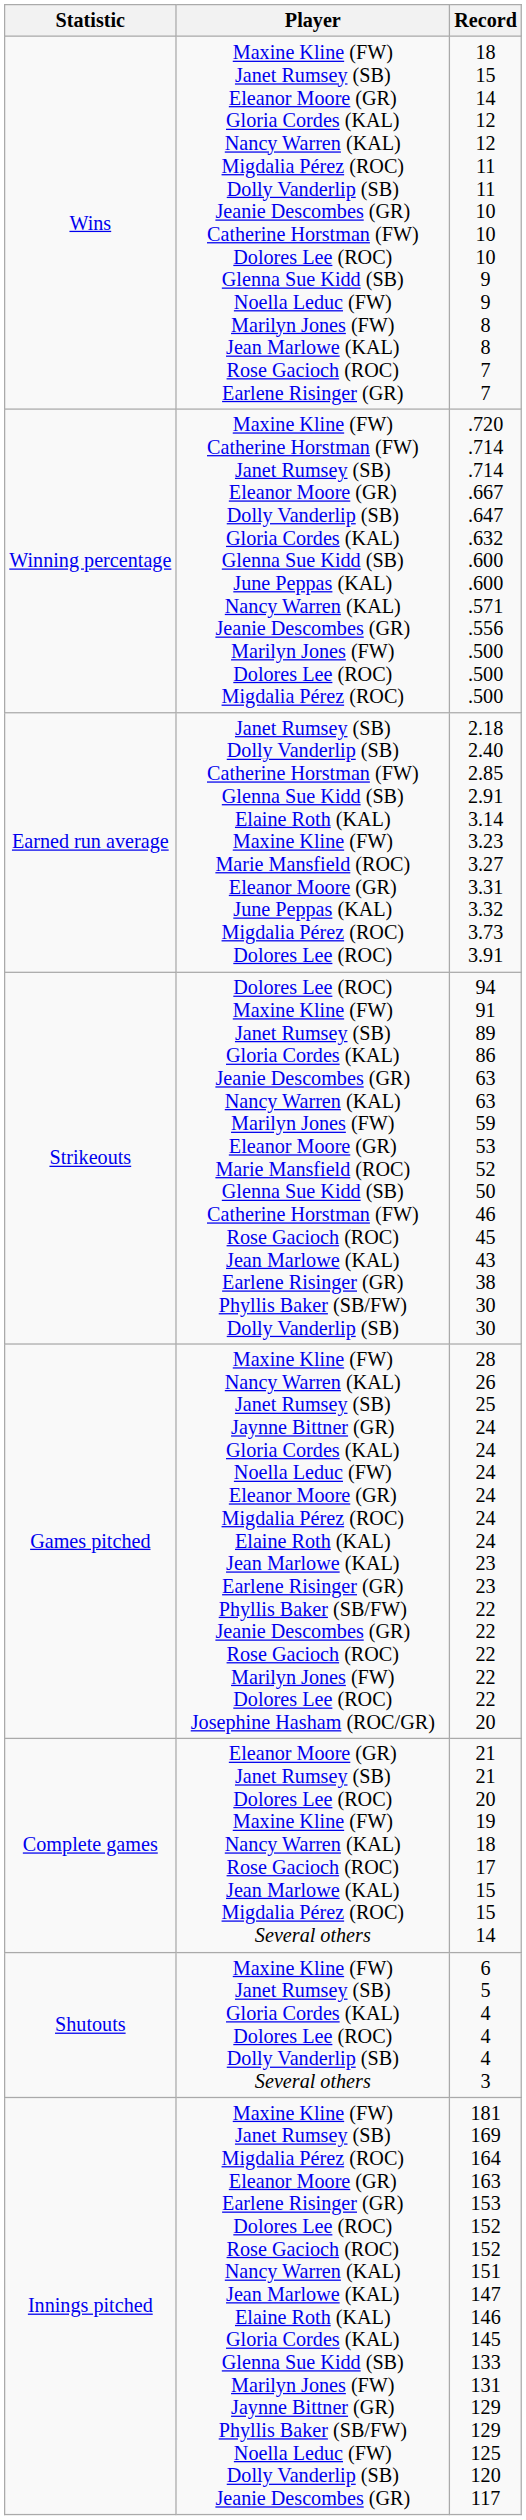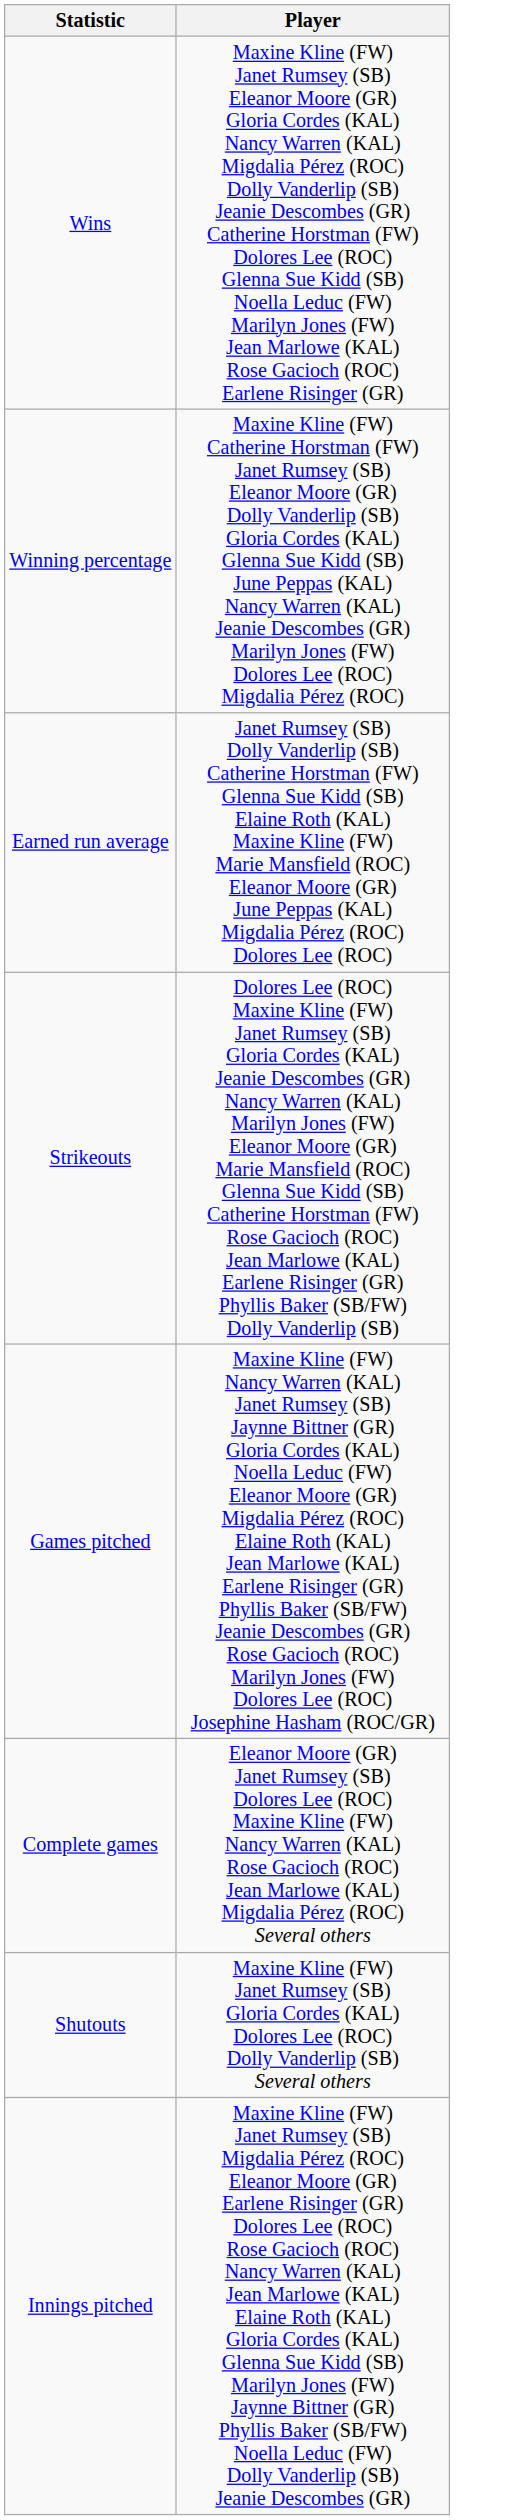- column: (486, 20)
